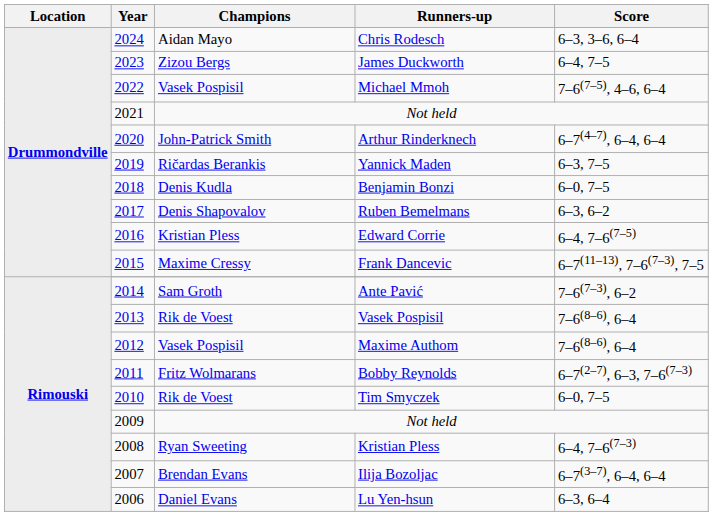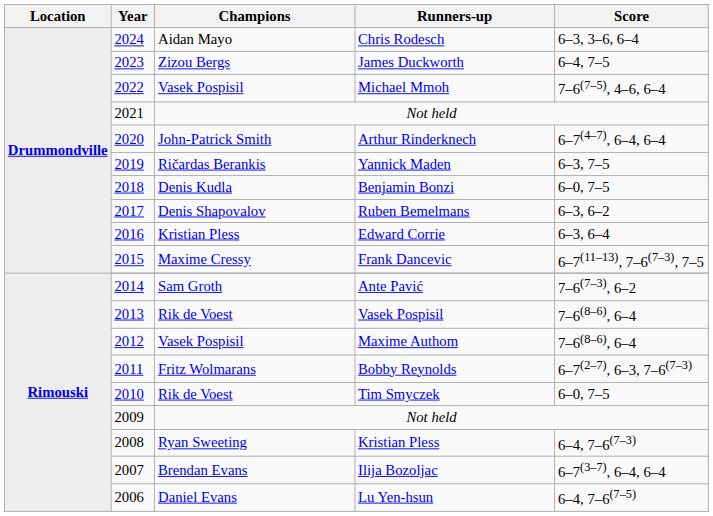(597, 236) 6–4, 7–6(7–5) -> (584, 234) 6–3, 6–4
(584, 499) 6–3, 6–4 -> (597, 497) 6–4, 7–6(7–5)
